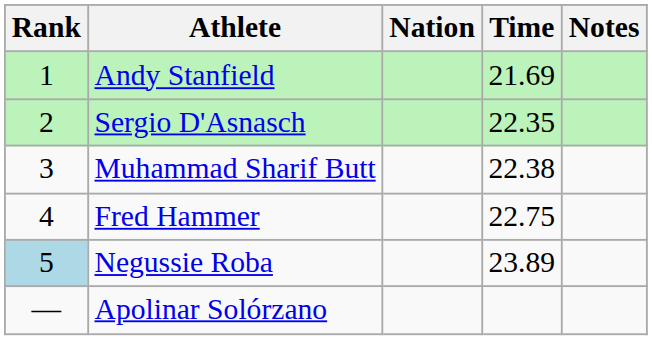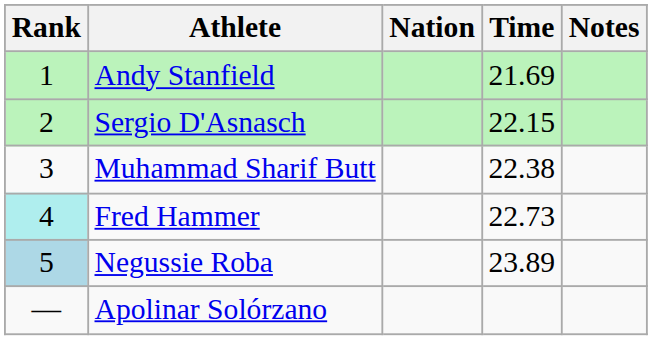(522, 121) 22.35 -> (522, 121) 22.15
(46, 215) no background -> (46, 215) paleturquoise background
(522, 215) 22.75 -> (522, 215) 22.73
